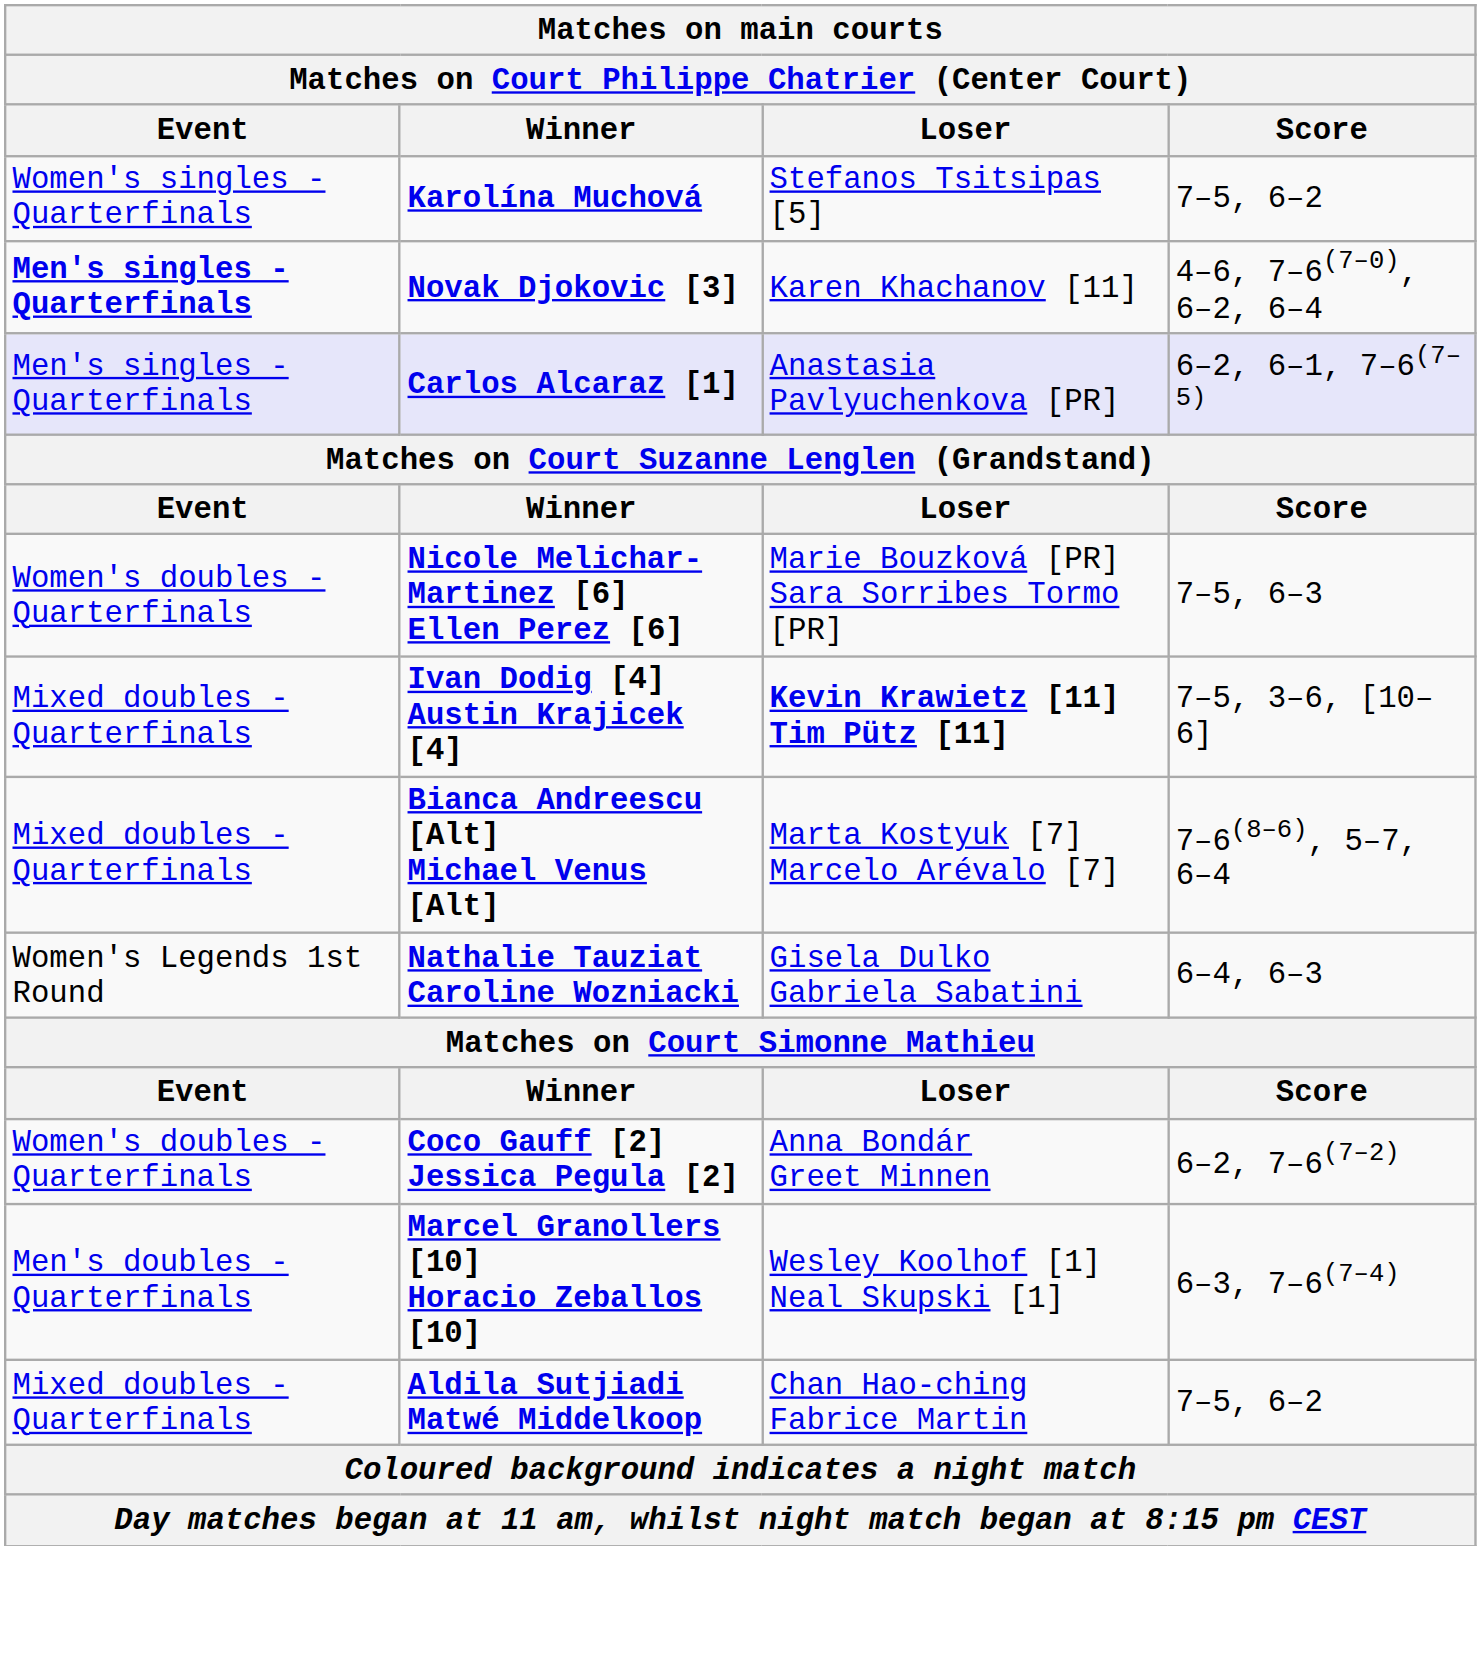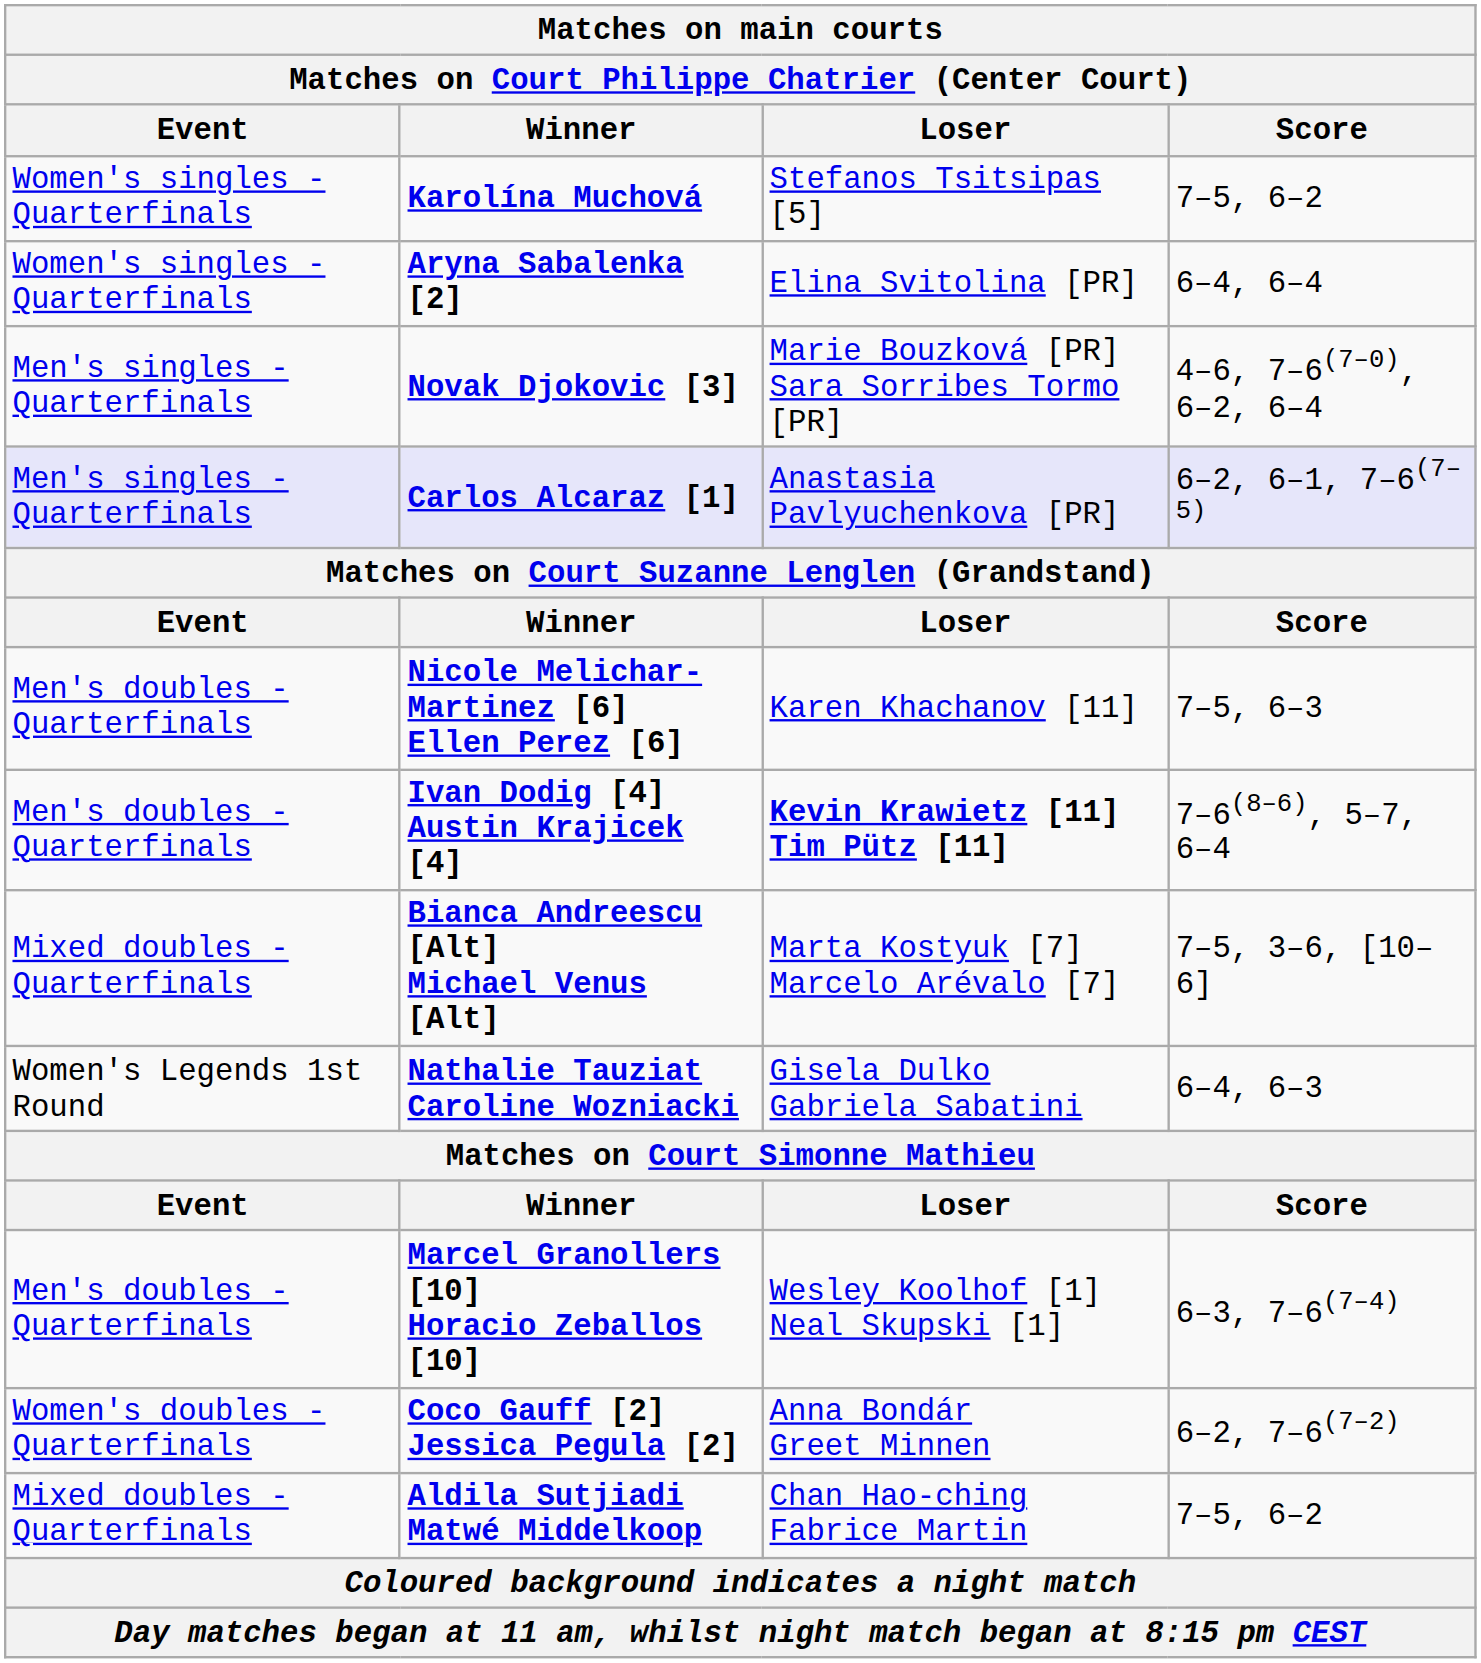+ row: (546, 283)
(151, 287) bold -> (151, 386) normal
(954, 287) Karen Khachanov [11] -> (944, 386) Marie Bouzková [PR] Sara Sorribes Tormo [PR]
(169, 595) Women's doubles - Quarterfinals -> (151, 708) Men's doubles - Quarterfinals
(944, 595) Marie Bouzková [PR] Sara Sorribes Tormo [PR] -> (954, 708) Karen Khachanov [11]
(151, 716) Mixed doubles - Quarterfinals -> (151, 829) Men's doubles - Quarterfinals
(1305, 716) 7–5, 3–6, [10–6] -> (1297, 829) 7–6(8–6), 5–7, 6–4
(1297, 855) 7–6(8–6), 5–7, 6–4 -> (1305, 968) 7–5, 3–6, [10–6]
rows swapped: (564, 1282) <-> (573, 1161)
